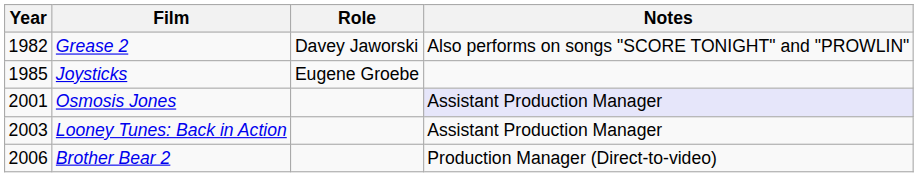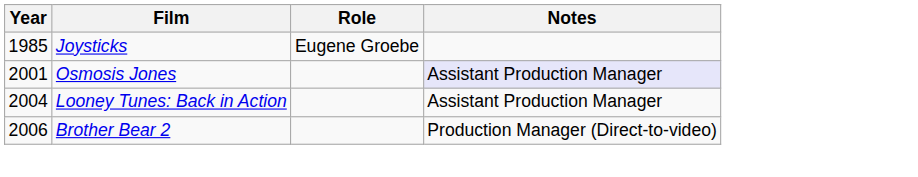- row: (92, 46)
(28, 130) 2003 -> (28, 102) 2004
